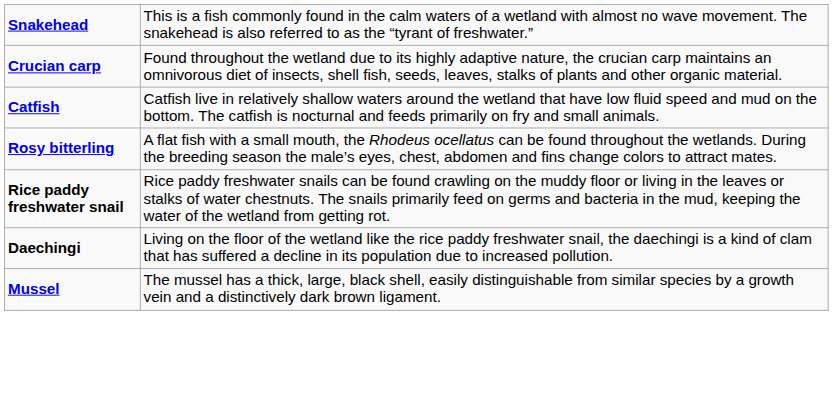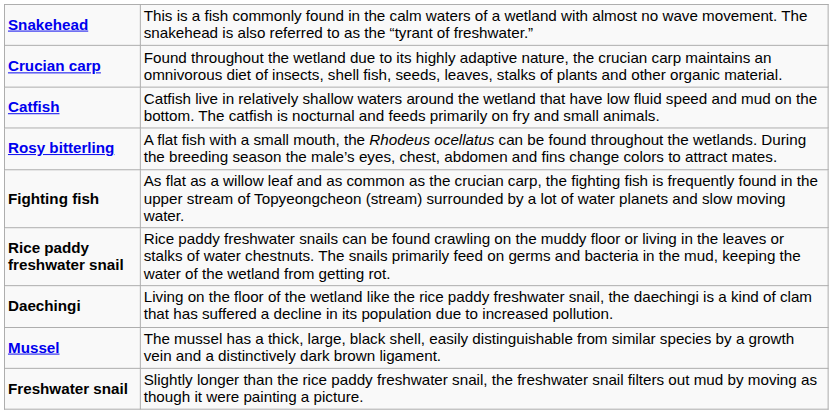+ row: (54, 198)
+ row: (68, 388)
